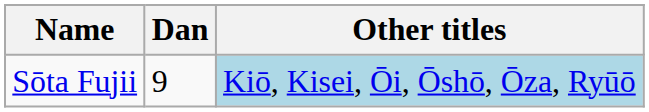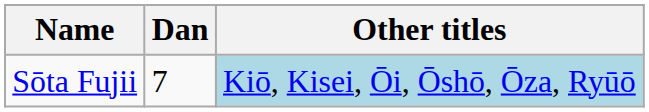(160, 80) 9 -> (160, 80) 7
